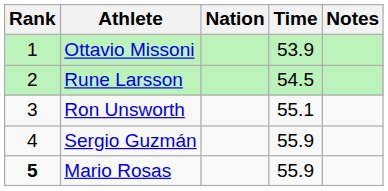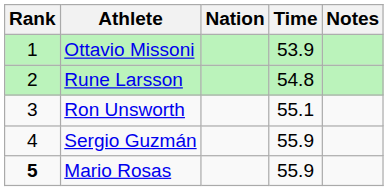(295, 79) 54.5 -> (295, 79) 54.8
